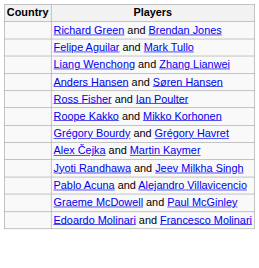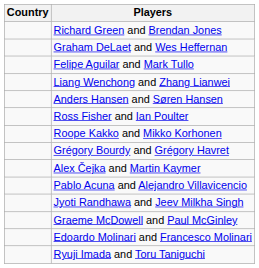+ row: (140, 47)
rows swapped: (150, 185) <-> (149, 168)
+ row: (129, 254)
